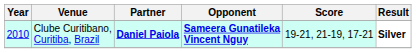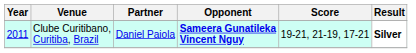(18, 34) 2010 -> (18, 34) 2011
(148, 34) bold -> (145, 34) normal
